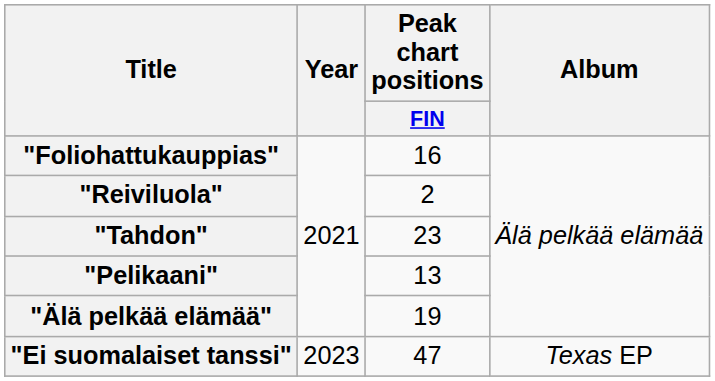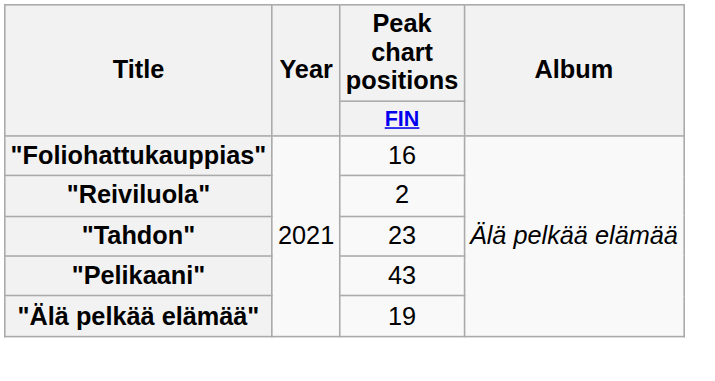(427, 275) 13 -> (402, 275) 43
- row: (151, 355)
